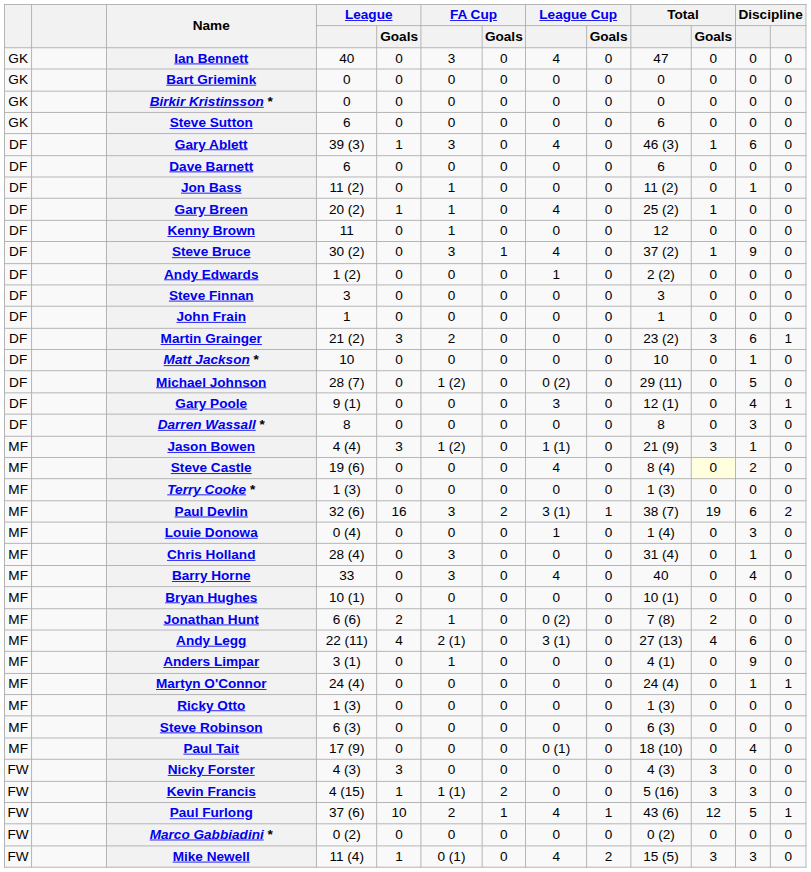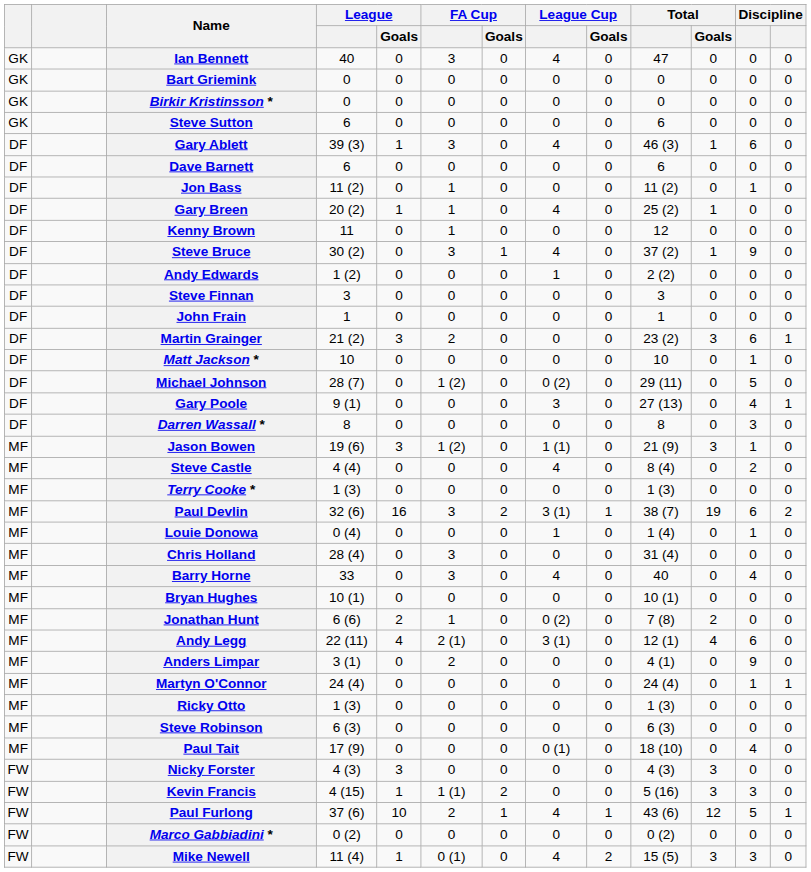(661, 403) 12 (1) -> (661, 403) 27 (13)
(347, 446) 4 (4) -> (347, 446) 19 (6)
(347, 468) 19 (6) -> (347, 468) 4 (4)
(713, 468) lightyellow background -> (713, 468) no background
(753, 532) 3 -> (753, 532) 1
(753, 554) 1 -> (753, 554) 0
(661, 640) 27 (13) -> (661, 640) 12 (1)
(451, 662) 1 -> (451, 662) 2
